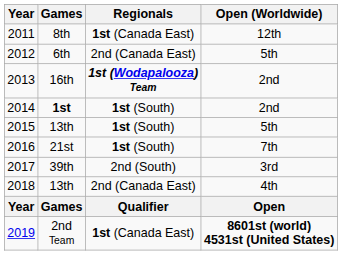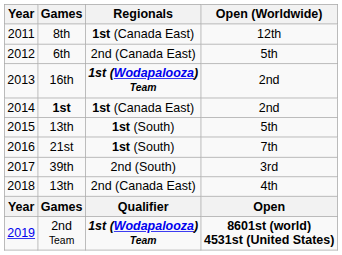(143, 107) 1st (South) -> (143, 107) 1st (Canada East)
(143, 233) 1st (Canada East) -> (143, 233) 1st (Wodapalooza) Team
